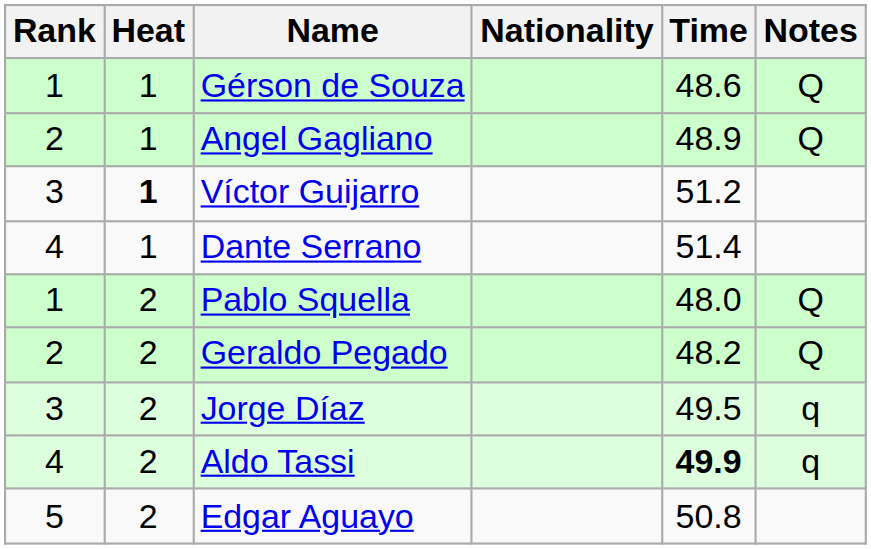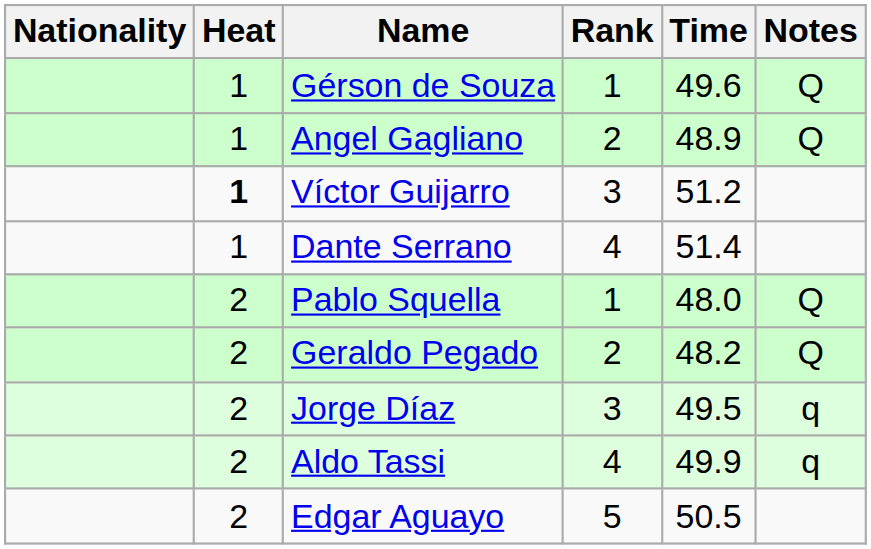columns swapped: (54, 31) <-> (567, 31)
(709, 85) 48.6 -> (709, 85) 49.6
(709, 461) bold -> (709, 461) normal
(709, 515) 50.8 -> (709, 515) 50.5
